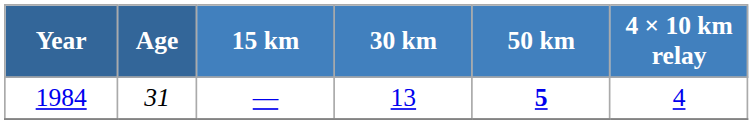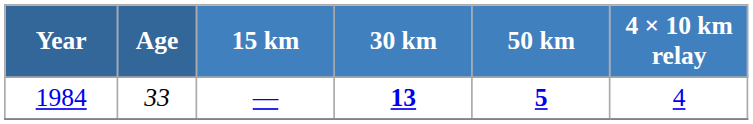(157, 98) 31 -> (157, 98) 33
(403, 98) normal -> (403, 98) bold
